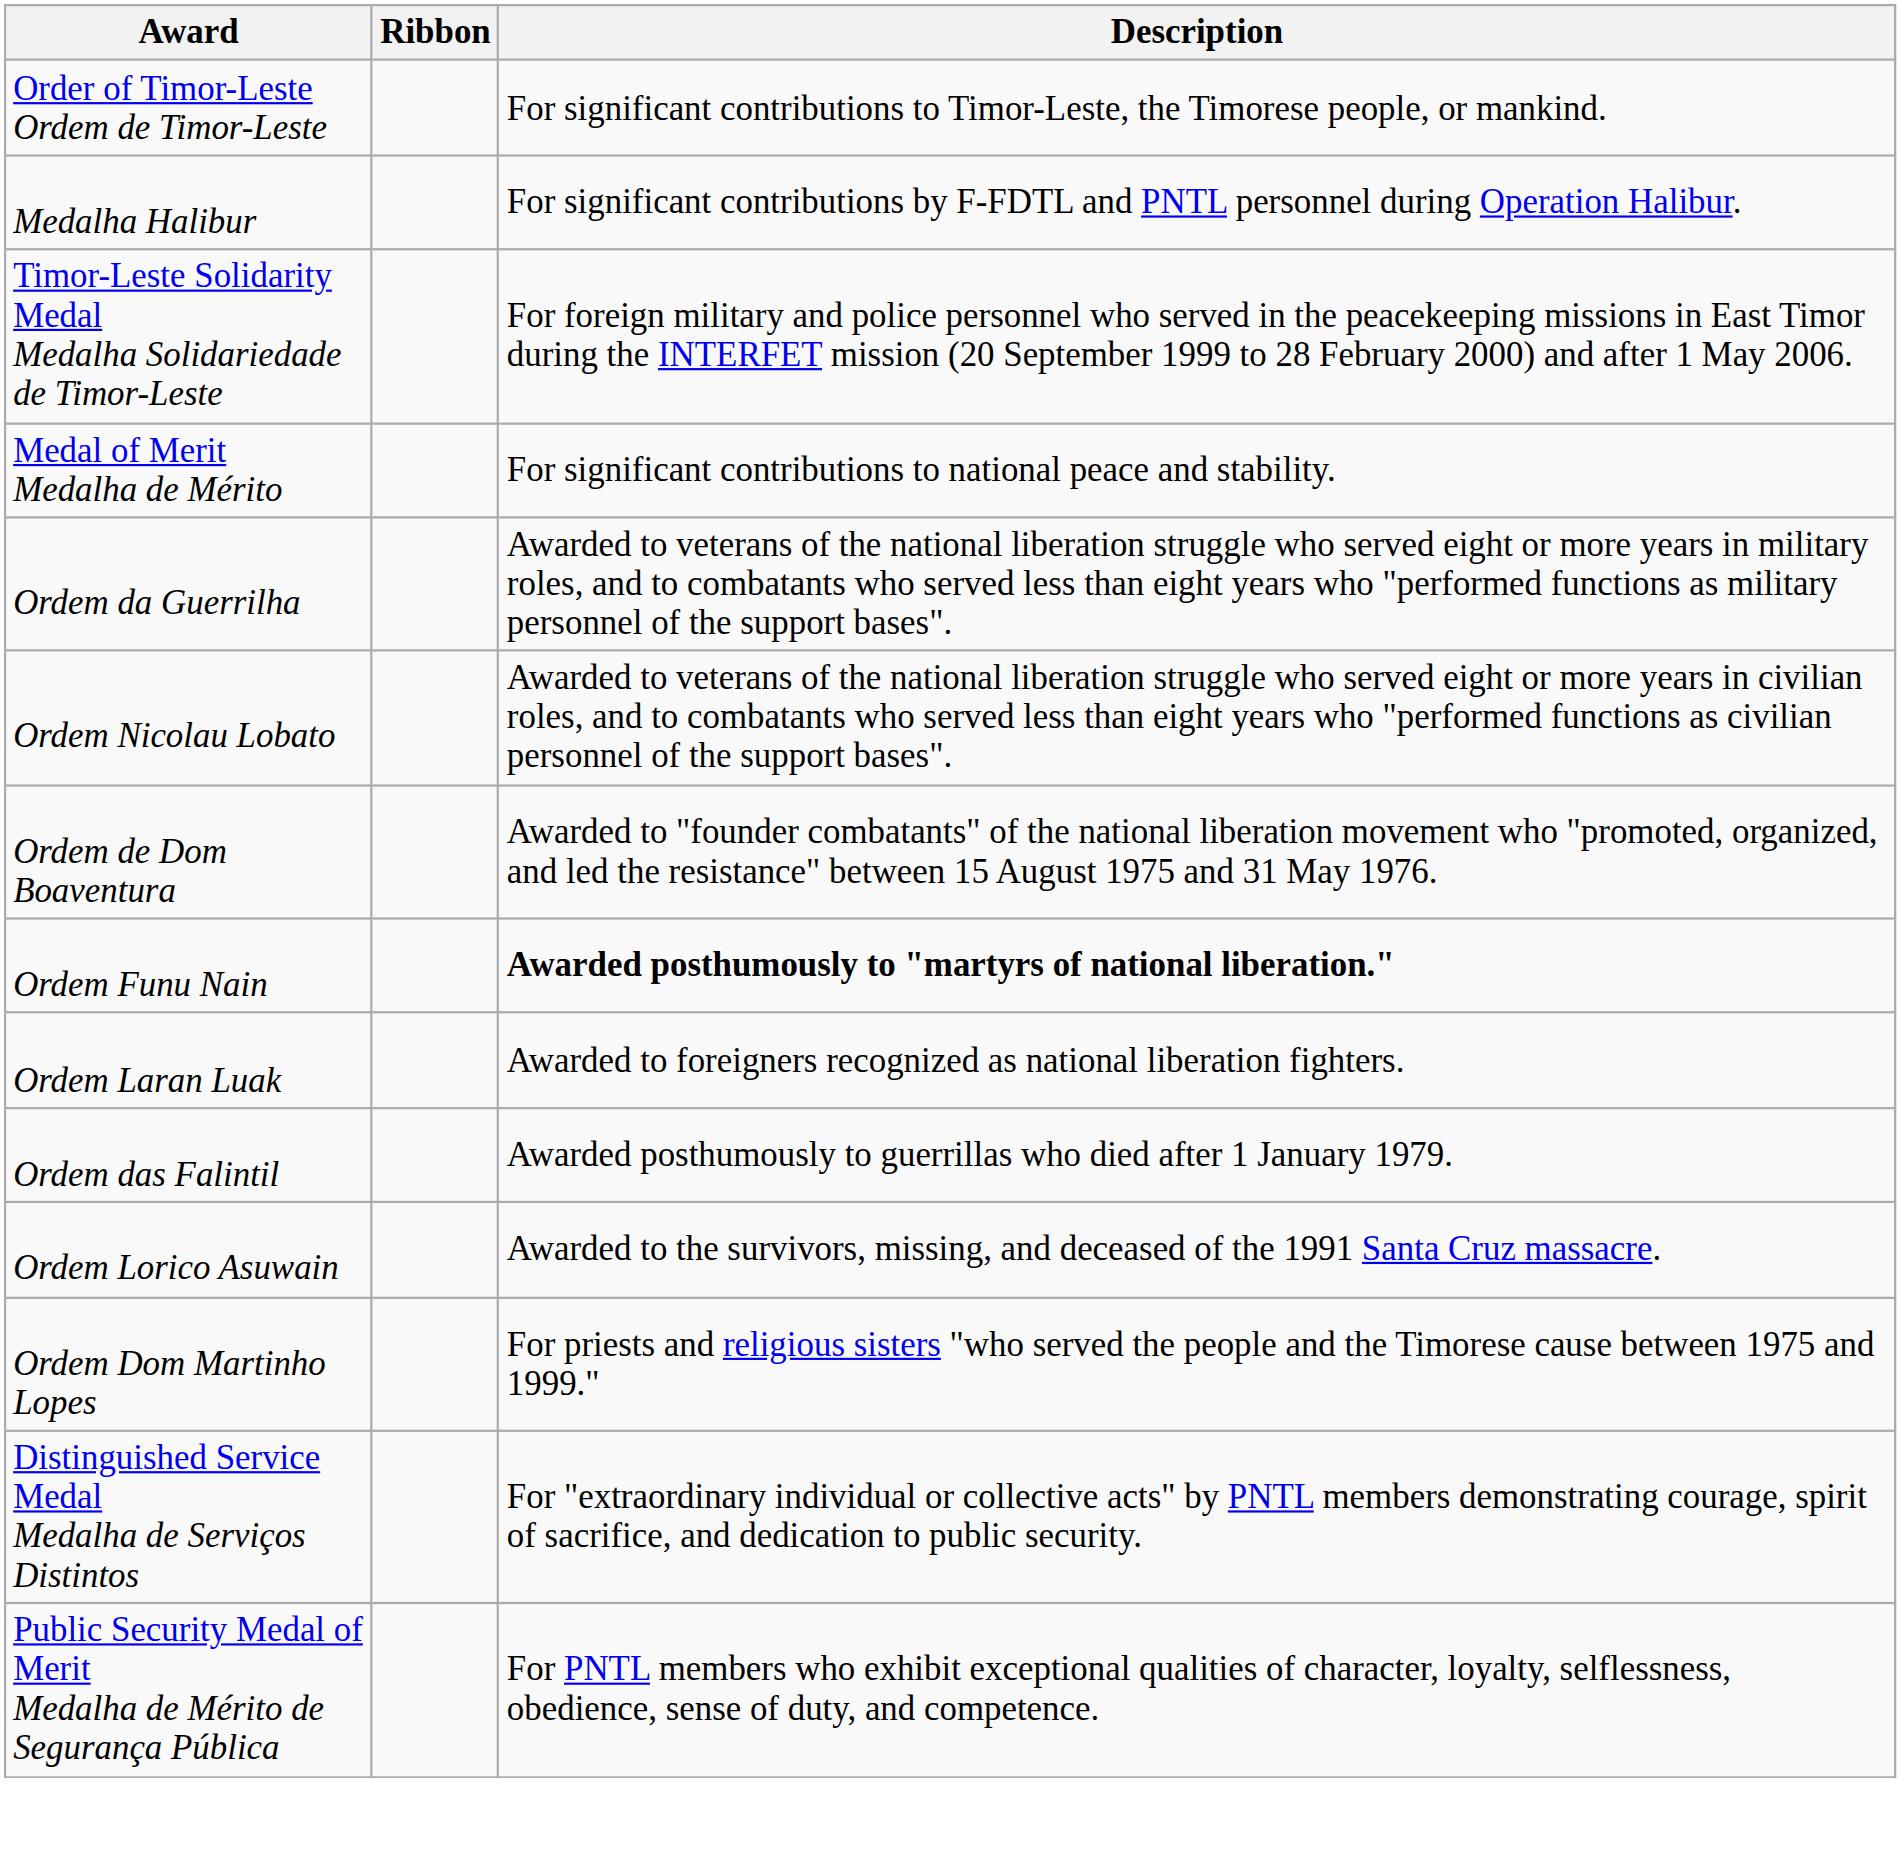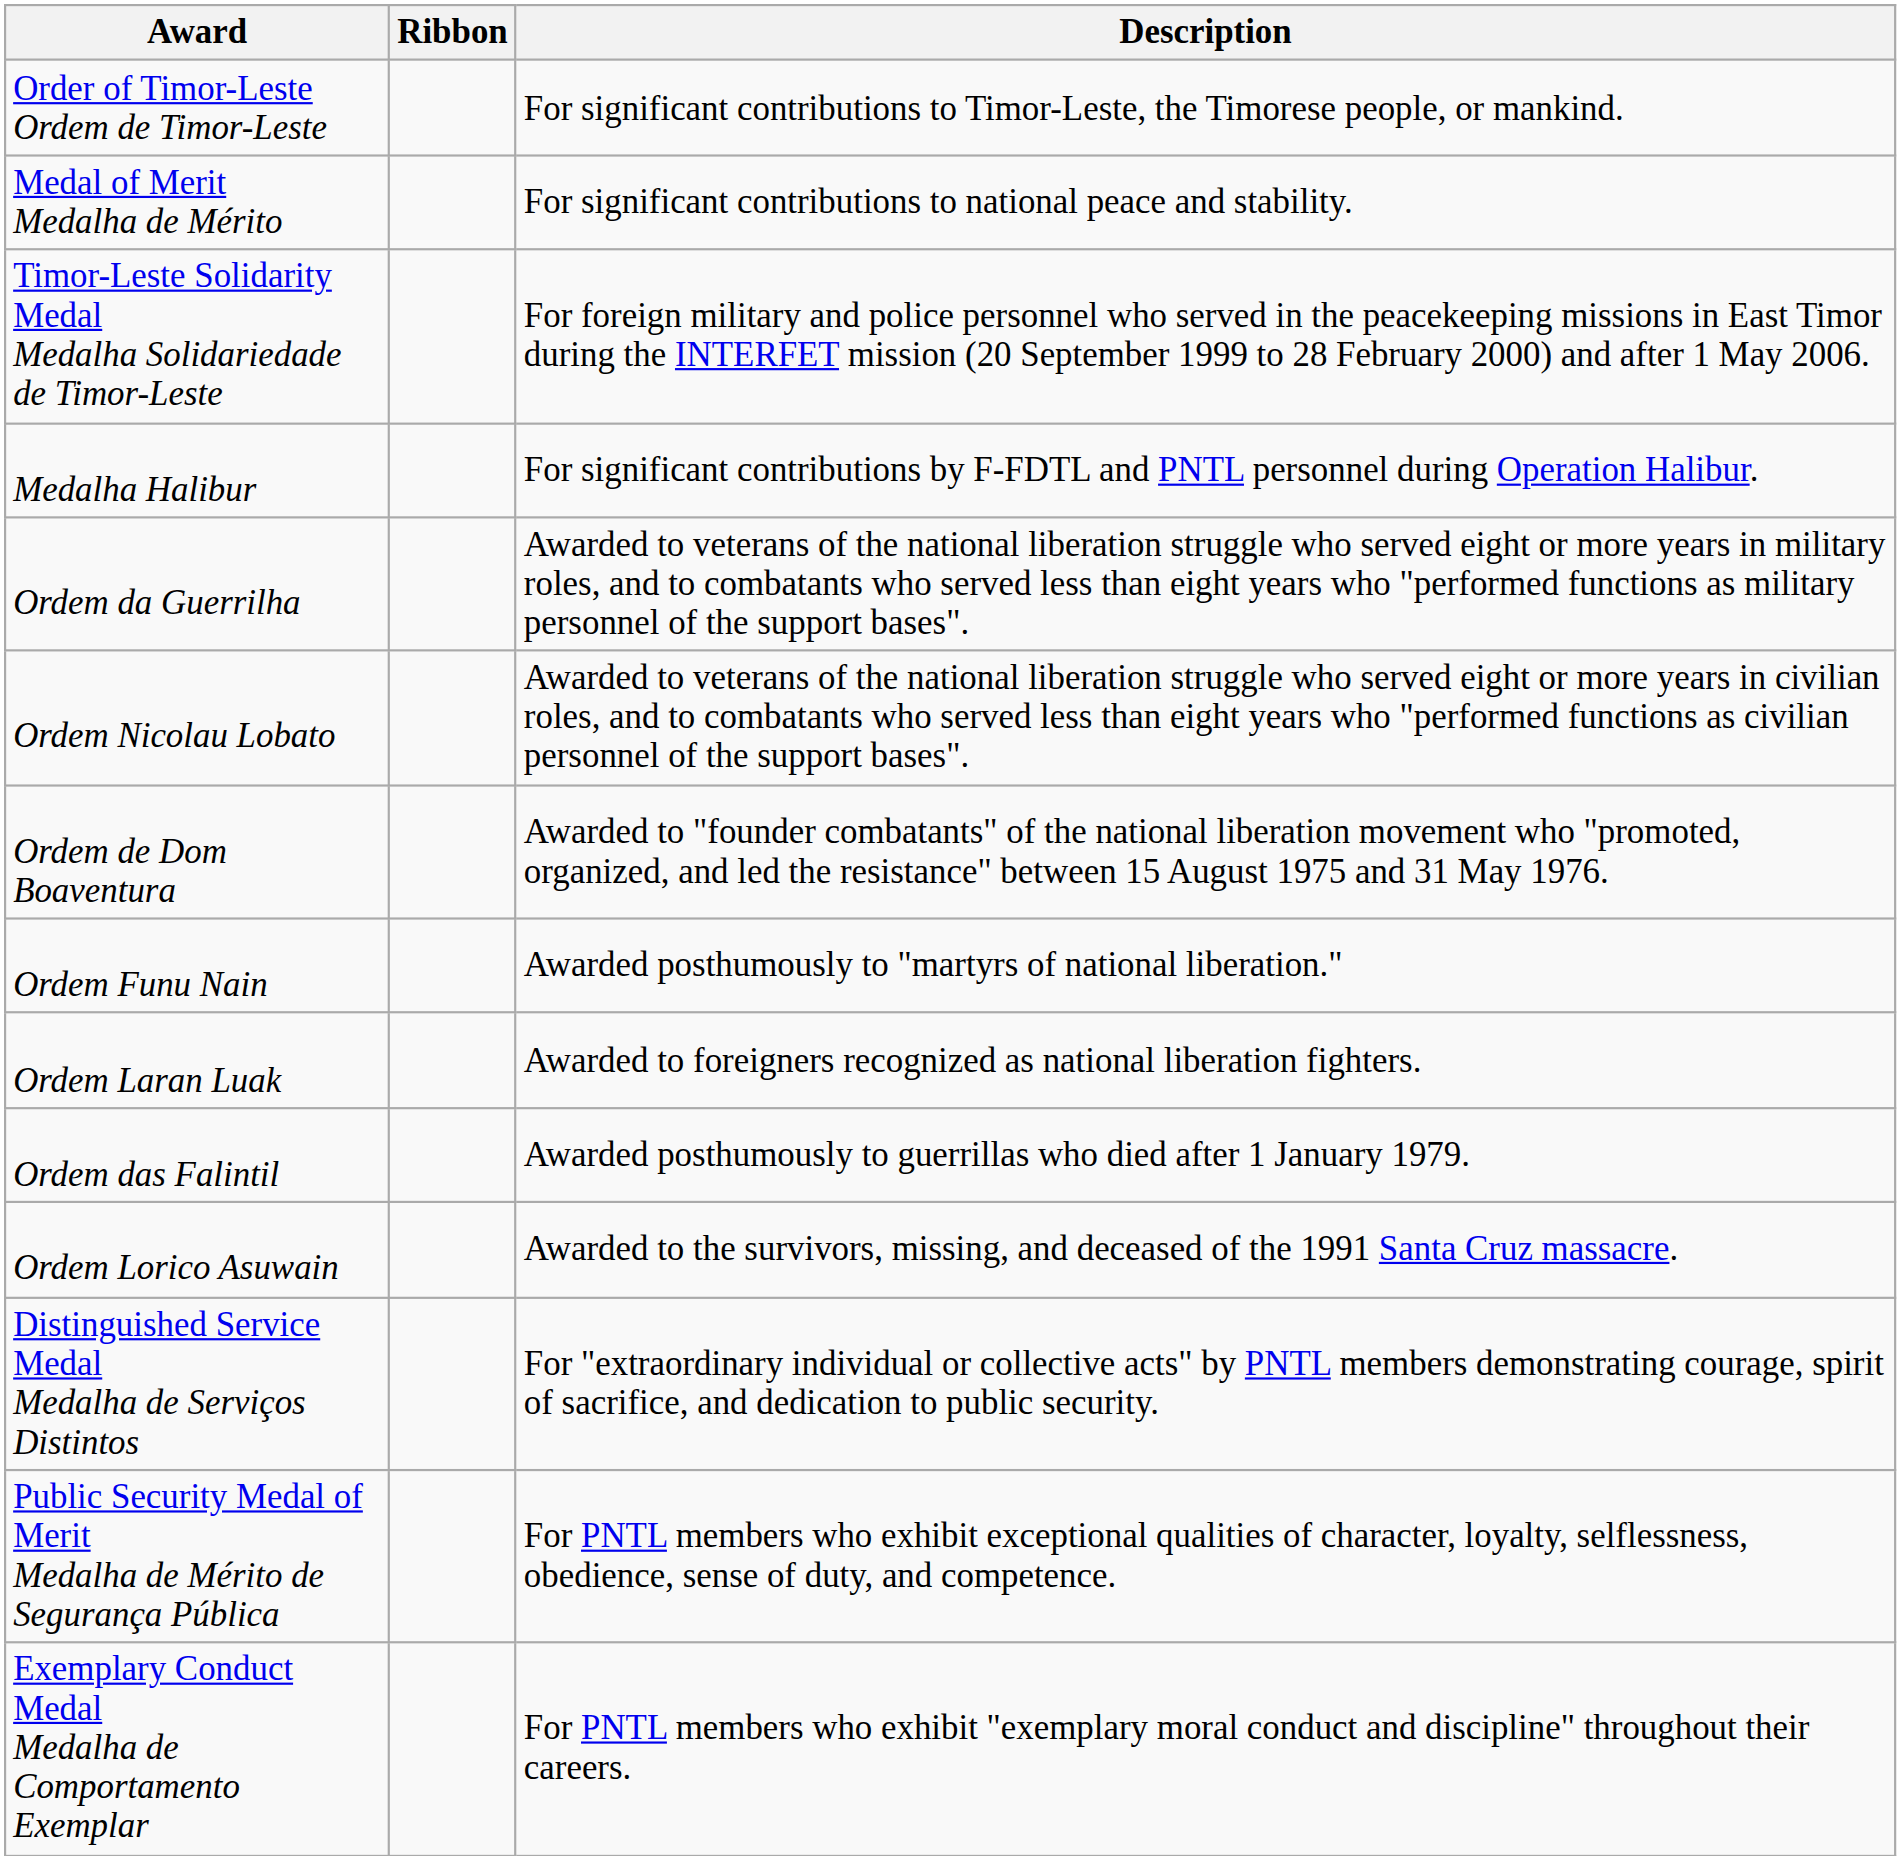rows swapped: (148, 469) <-> (135, 221)
(951, 965) bold -> (933, 965) normal
- row: (169, 1382)
+ row: (153, 1748)
